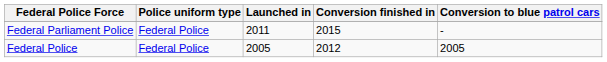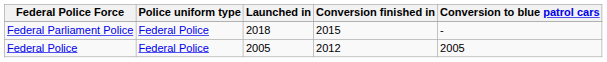(258, 30) 2011 -> (258, 30) 2018
